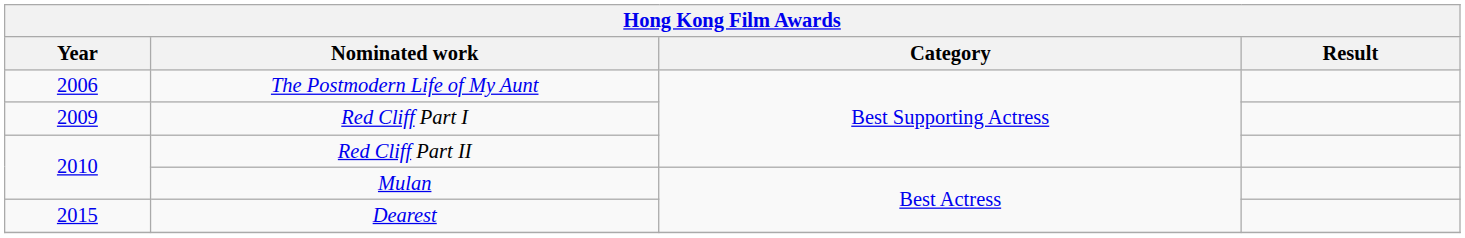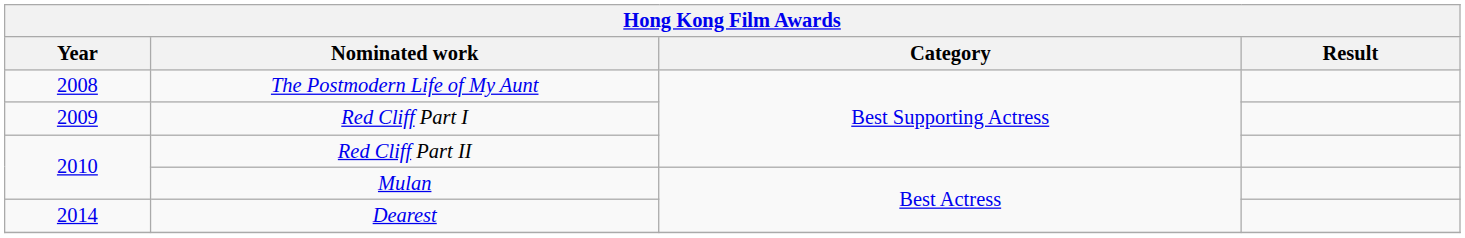(77, 85) 2006 -> (77, 85) 2008
(77, 215) 2015 -> (77, 215) 2014
